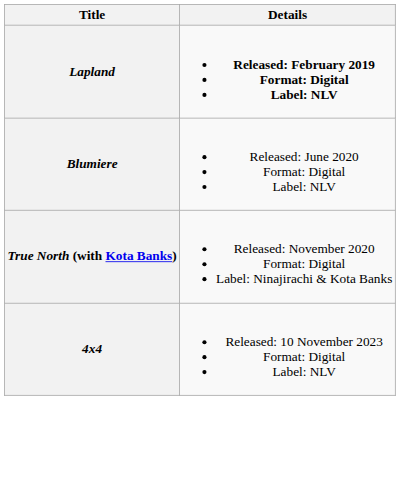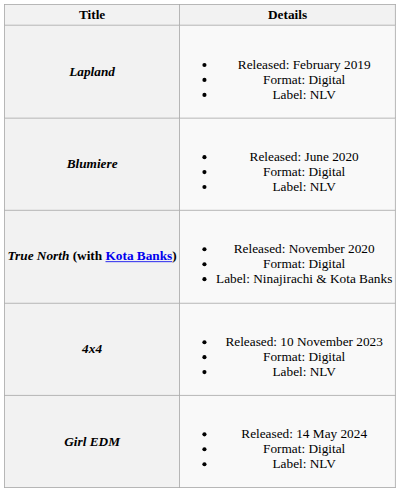(288, 79) bold -> (288, 79) normal
+ row: (92, 441)
